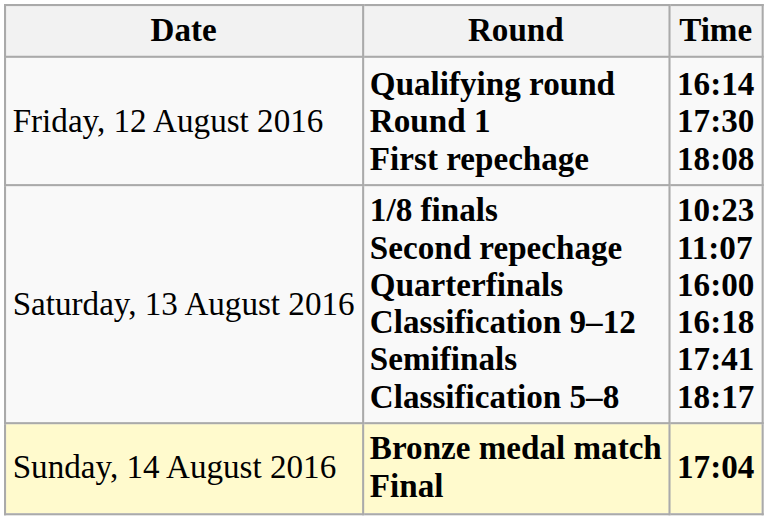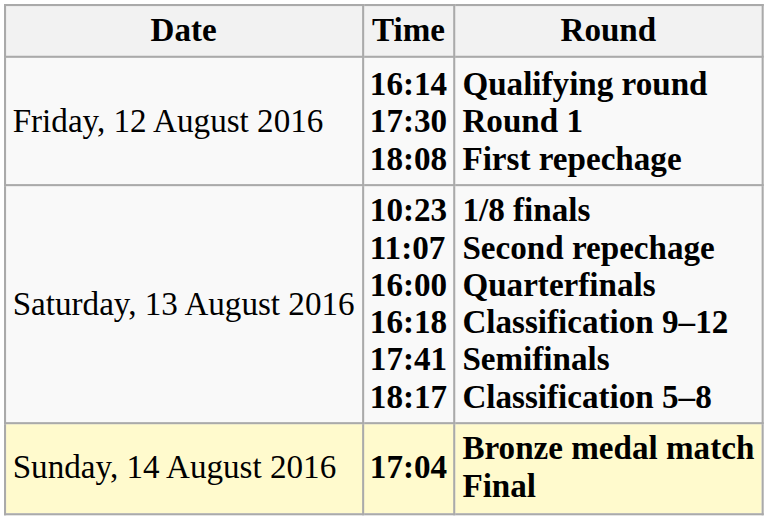columns swapped: (716, 30) <-> (516, 30)
